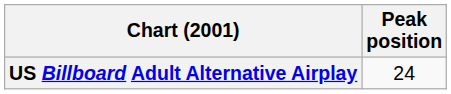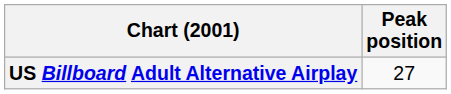(404, 72) 24 -> (404, 72) 27
